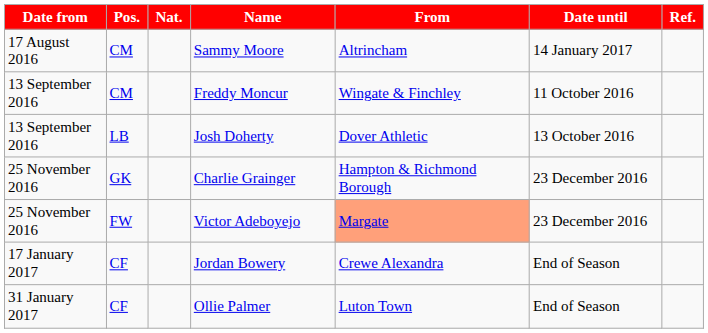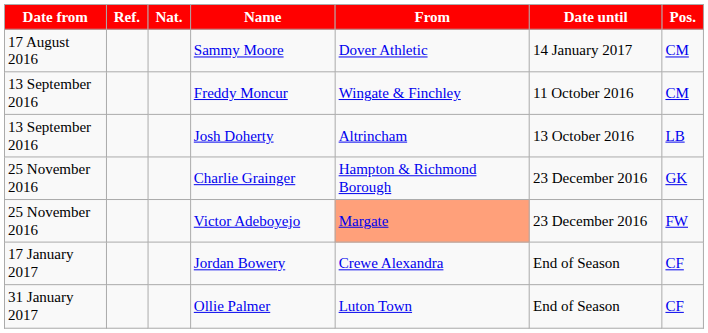columns swapped: (127, 17) <-> (683, 17)
(373, 50) Altrincham -> (383, 50) Dover Athletic
(383, 136) Dover Athletic -> (373, 136) Altrincham
